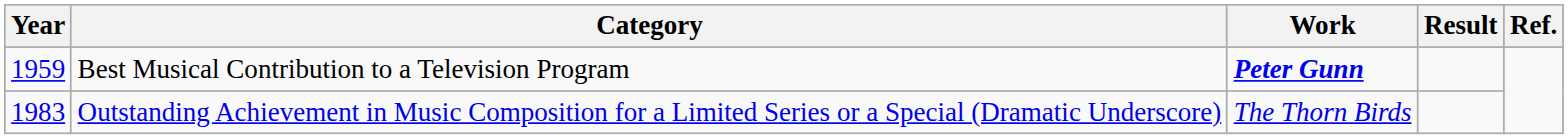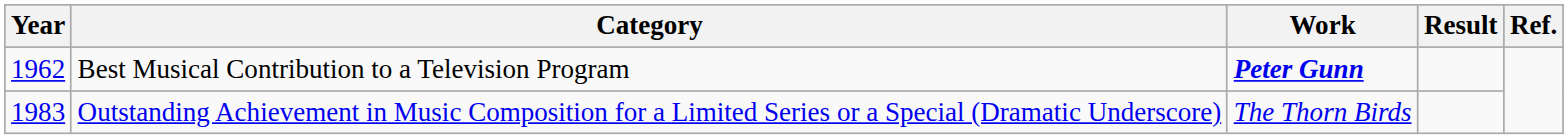(38, 68) 1959 -> (38, 68) 1962
